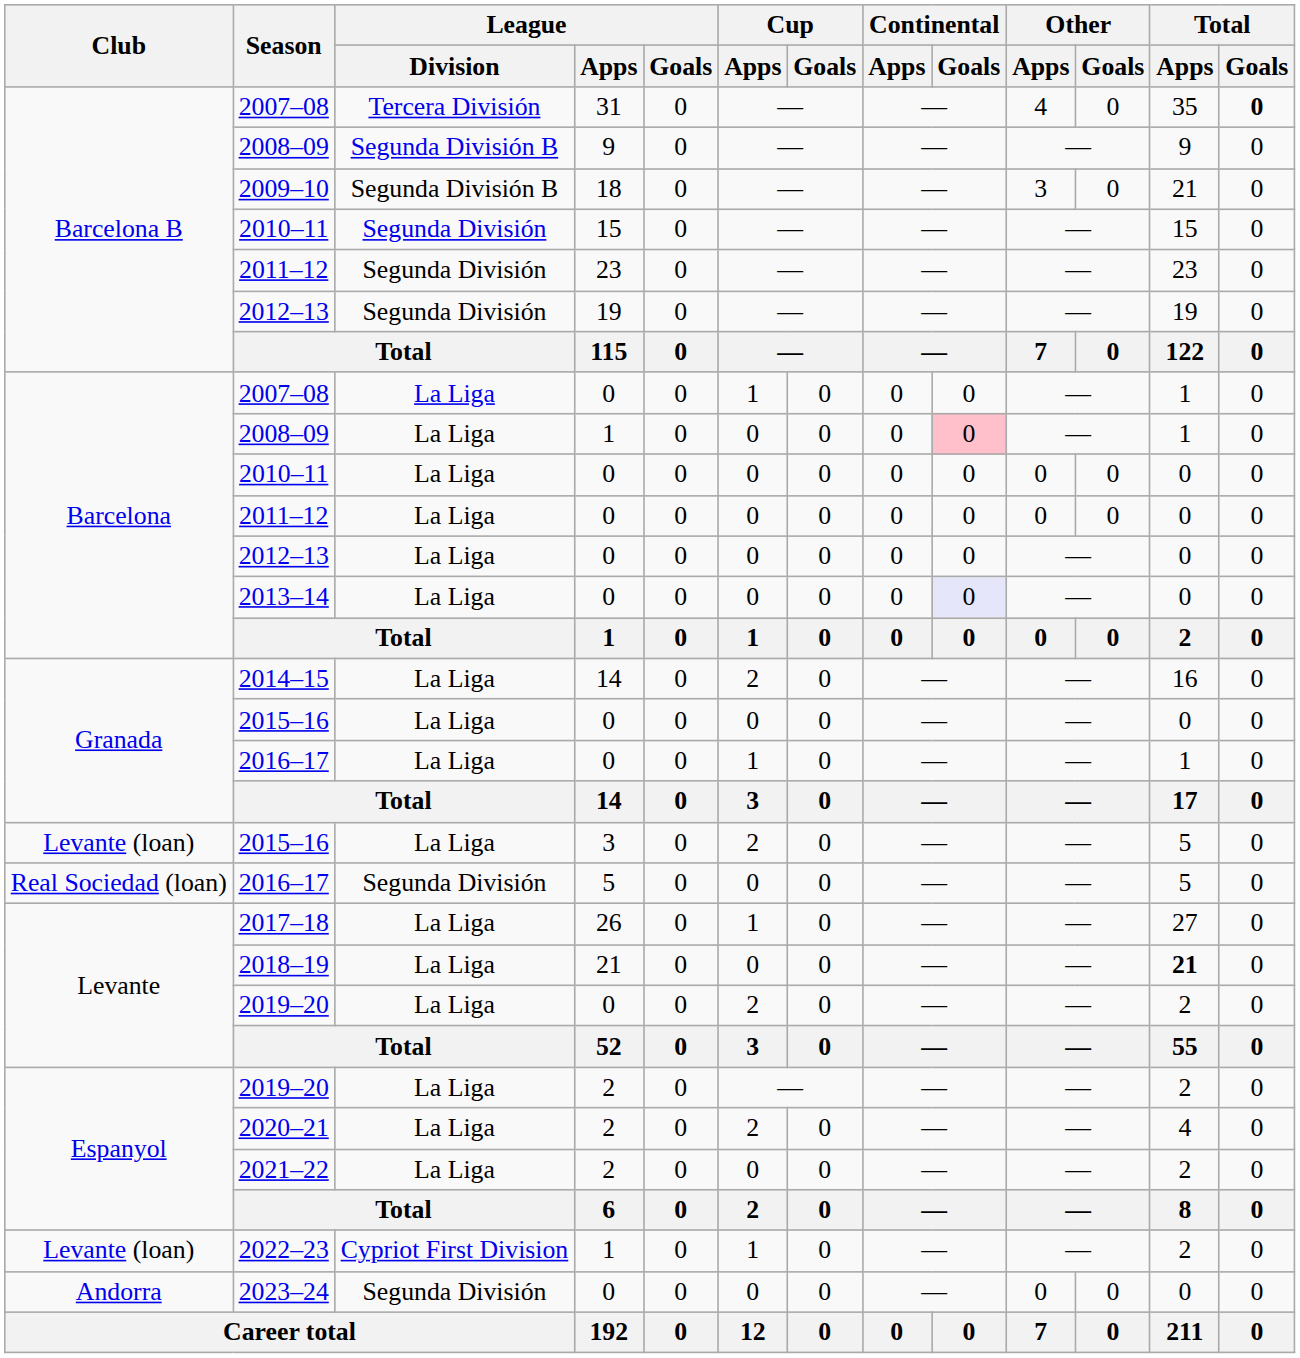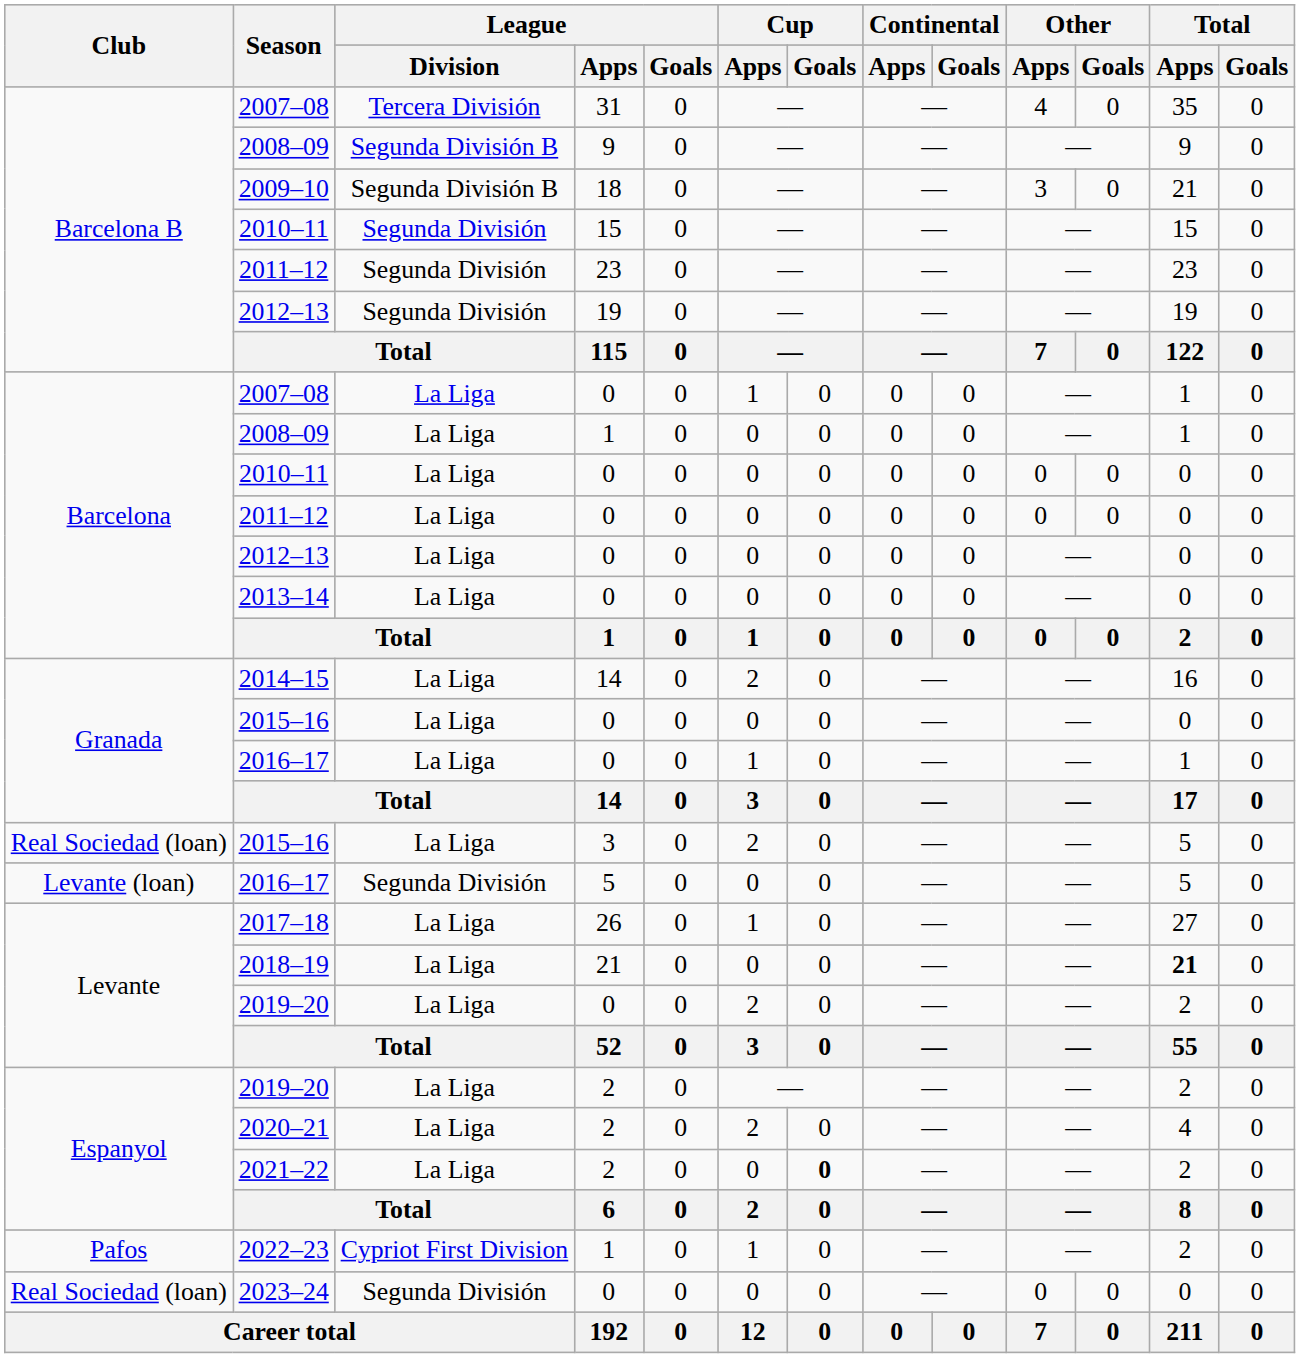(1257, 106) bold -> (1257, 106) normal
(969, 433) pink background -> (969, 433) no background
(969, 596) lavender background -> (969, 596) no background
(119, 842) Levante (loan) -> (119, 842) Real Sociedad (loan)
(119, 882) Real Sociedad (loan) -> (119, 882) Levante (loan)
(825, 1168) normal -> (825, 1168) bold
(119, 1250) Levante (loan) -> (119, 1250) Pafos
(119, 1291) Andorra -> (119, 1291) Real Sociedad (loan)
